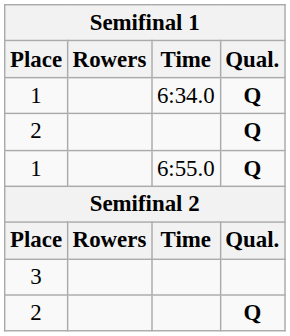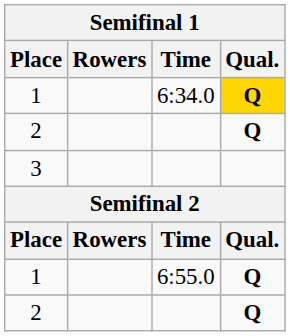(252, 95) no background -> (252, 95) gold background
rows swapped: (36, 276) <-> (36, 167)
